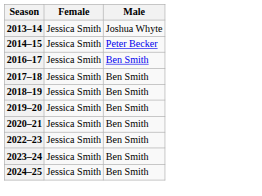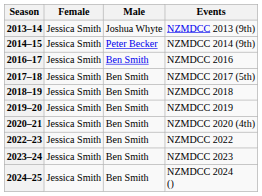+ column: (211, 12)
